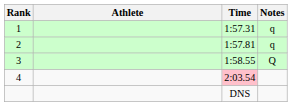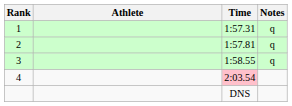(272, 61) Q -> (272, 61) q
